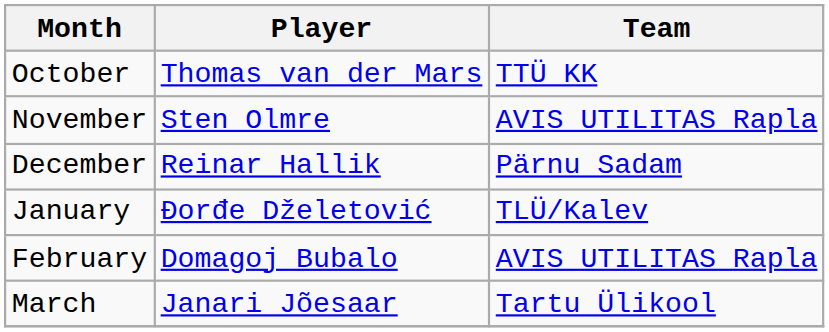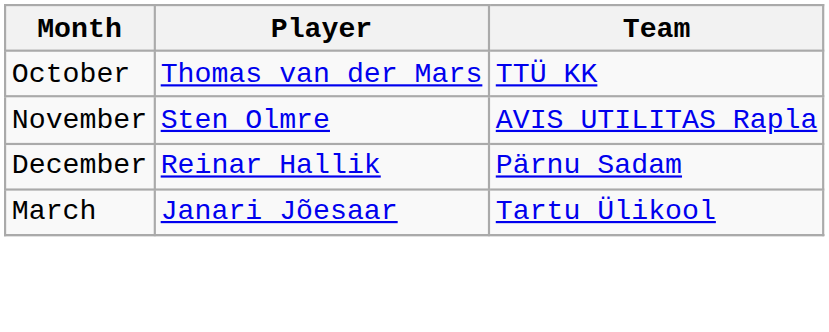- row: (71, 212)
- row: (80, 258)
